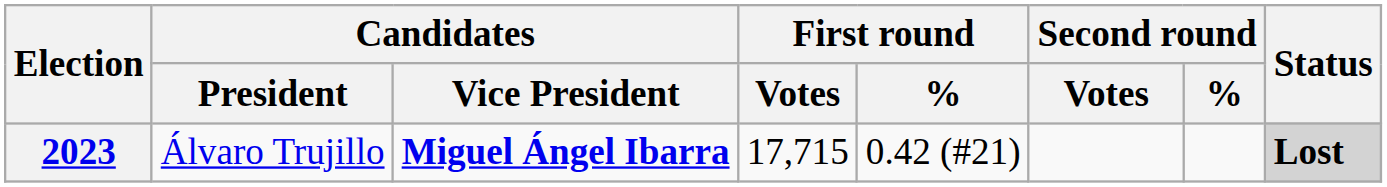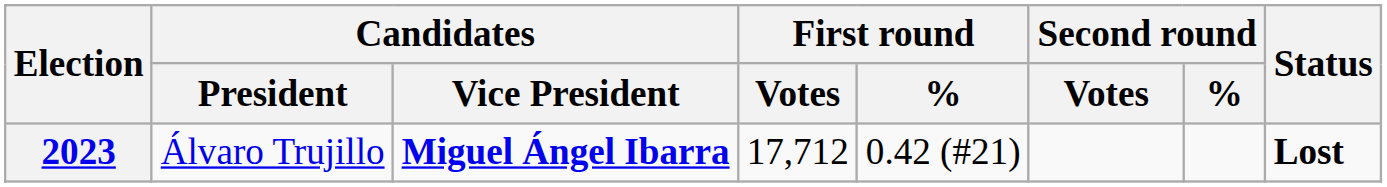(798, 151) 17,715 -> (798, 151) 17,712
(1309, 151) lightgrey background -> (1309, 151) no background
